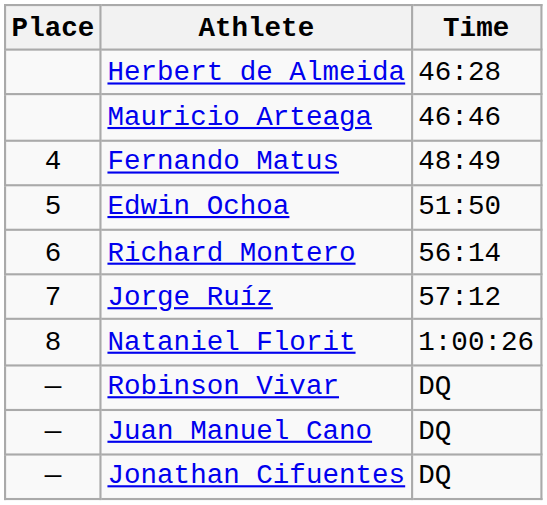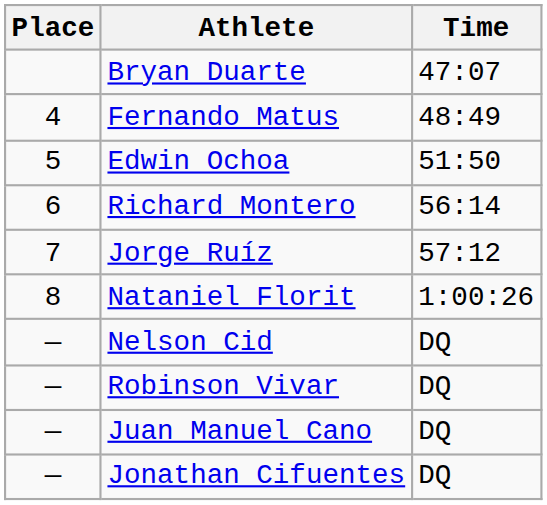- row: (256, 72)
- row: (240, 117)
+ row: (207, 72)
+ row: (190, 342)
